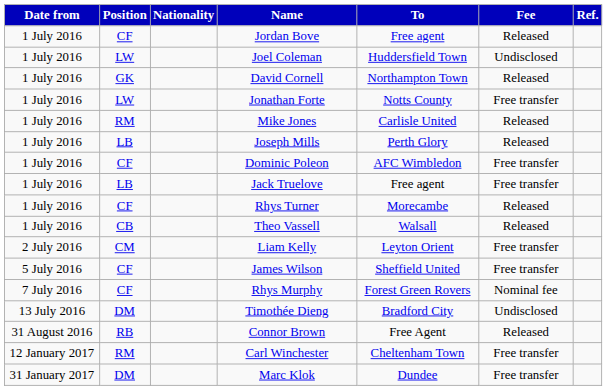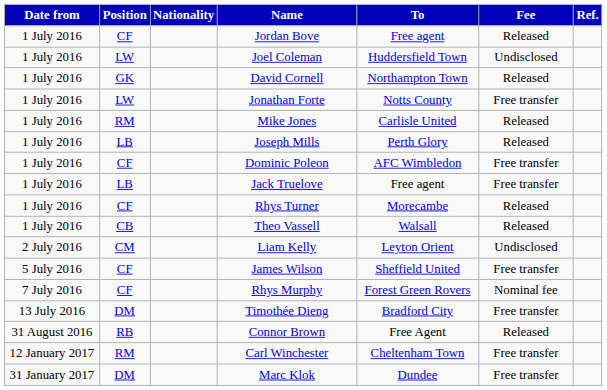(526, 247) Free transfer -> (526, 247) Undisclosed
(526, 311) Undisclosed -> (526, 311) Free transfer
